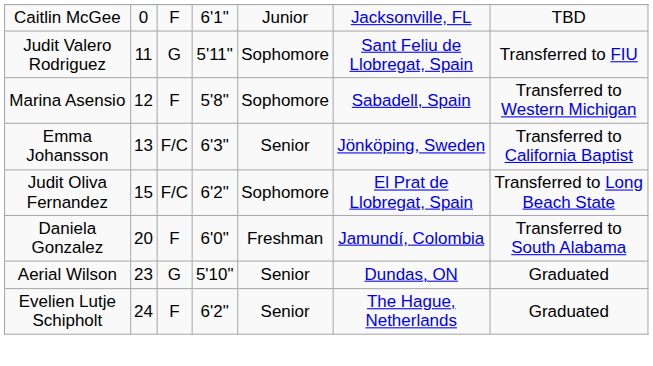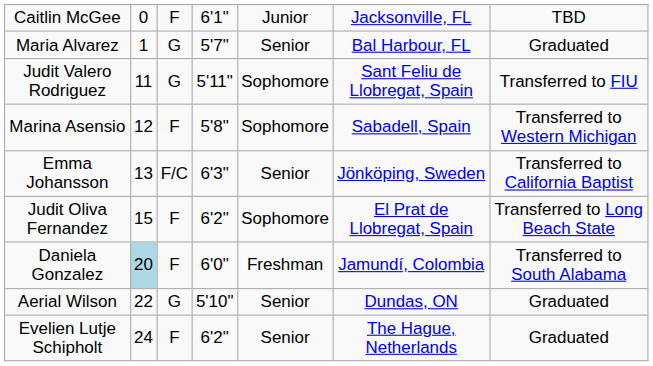+ row: (67, 44)
(174, 192) F/C -> (174, 219) F
(143, 238) no background -> (143, 265) lightblue background
(143, 274) 23 -> (143, 301) 22
